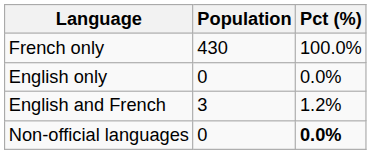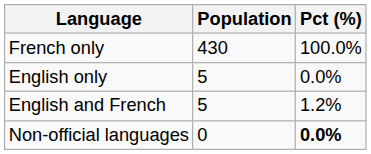(202, 76) 0 -> (202, 76) 5
(202, 105) 3 -> (202, 105) 5
